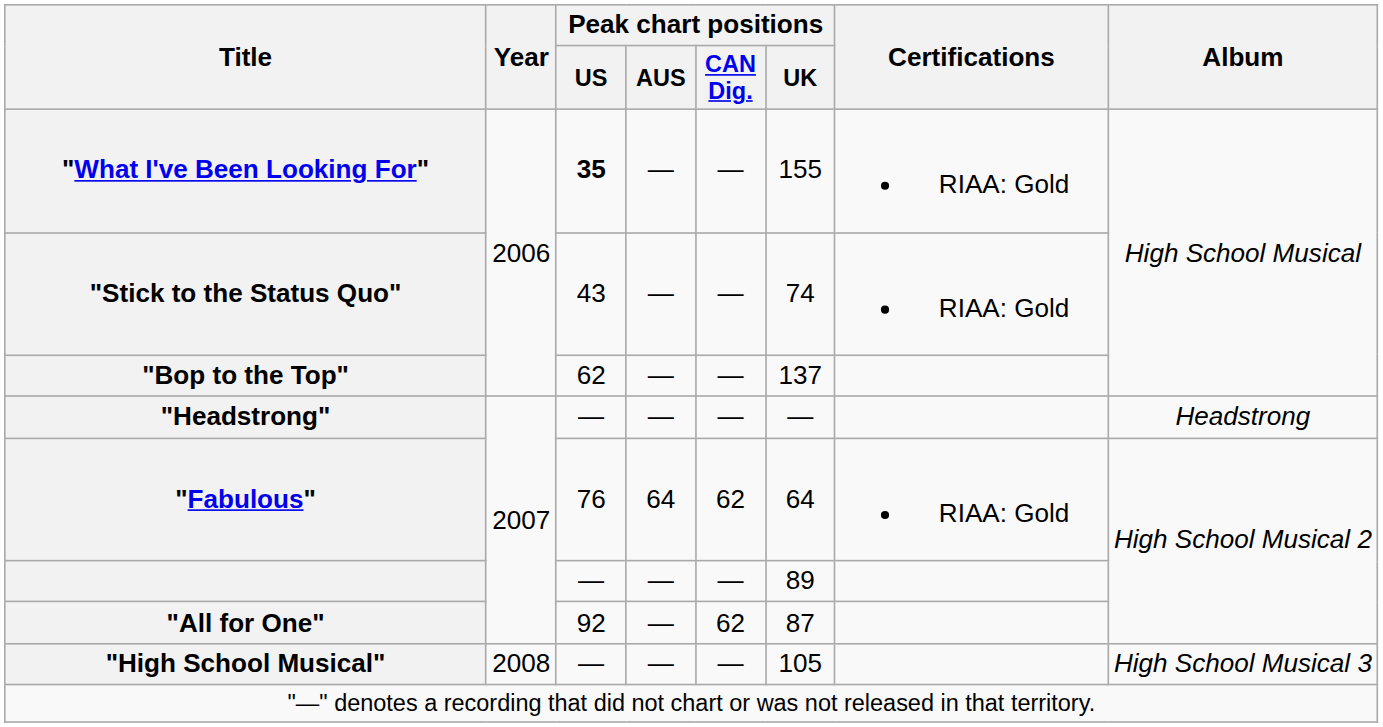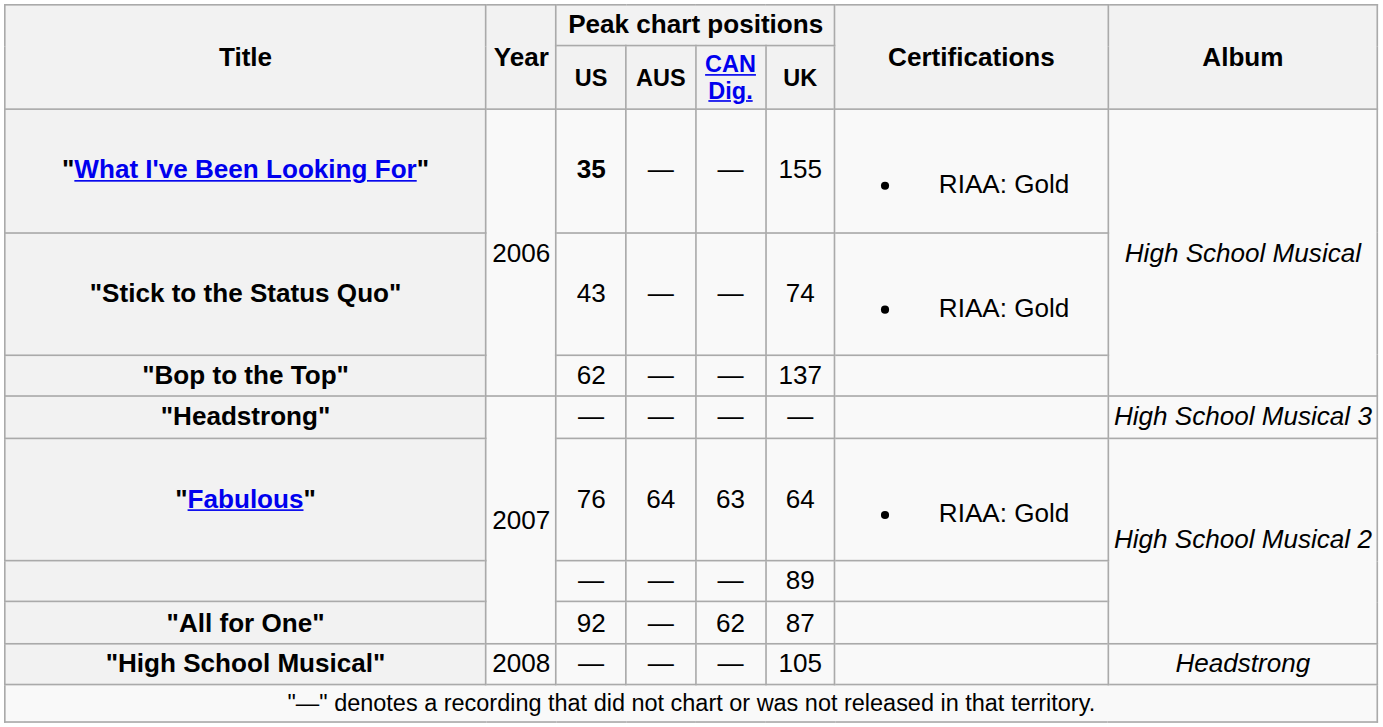(1243, 416) Headstrong -> (1243, 416) High School Musical 3
(731, 498) 62 -> (731, 498) 63
(1243, 663) High School Musical 3 -> (1243, 663) Headstrong
